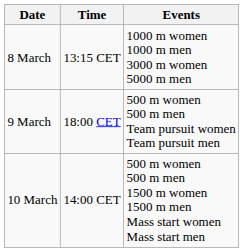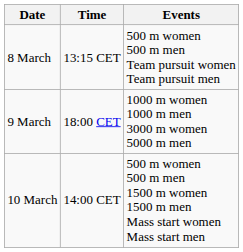(167, 57) 1000 m women 1000 m men 3000 m women 5000 m men -> (181, 57) 500 m women 500 m men Team pursuit women Team pursuit men
(181, 121) 500 m women 500 m men Team pursuit women Team pursuit men -> (167, 121) 1000 m women 1000 m men 3000 m women 5000 m men
